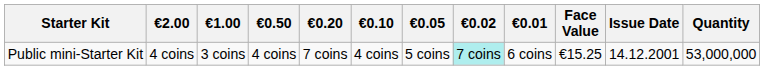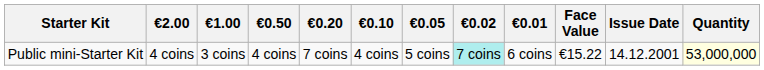(580, 53) €15.25 -> (580, 53) €15.22
(721, 53) no background -> (721, 53) lightyellow background
